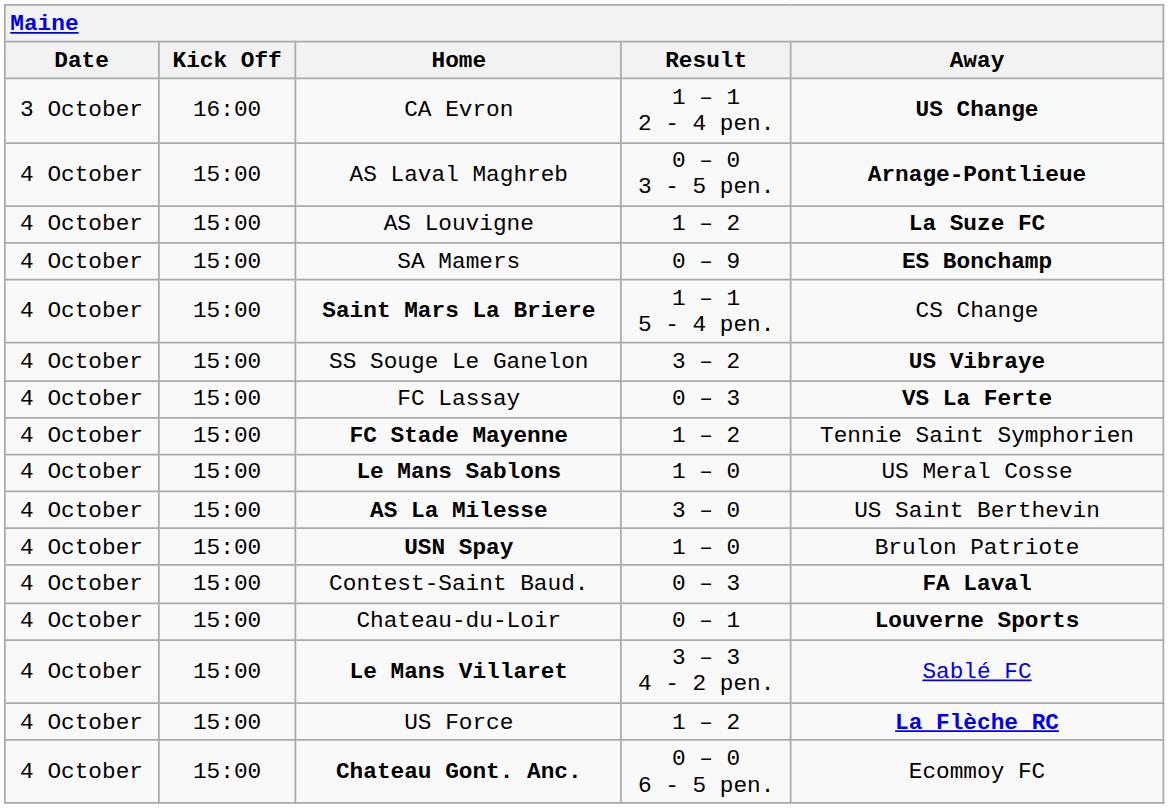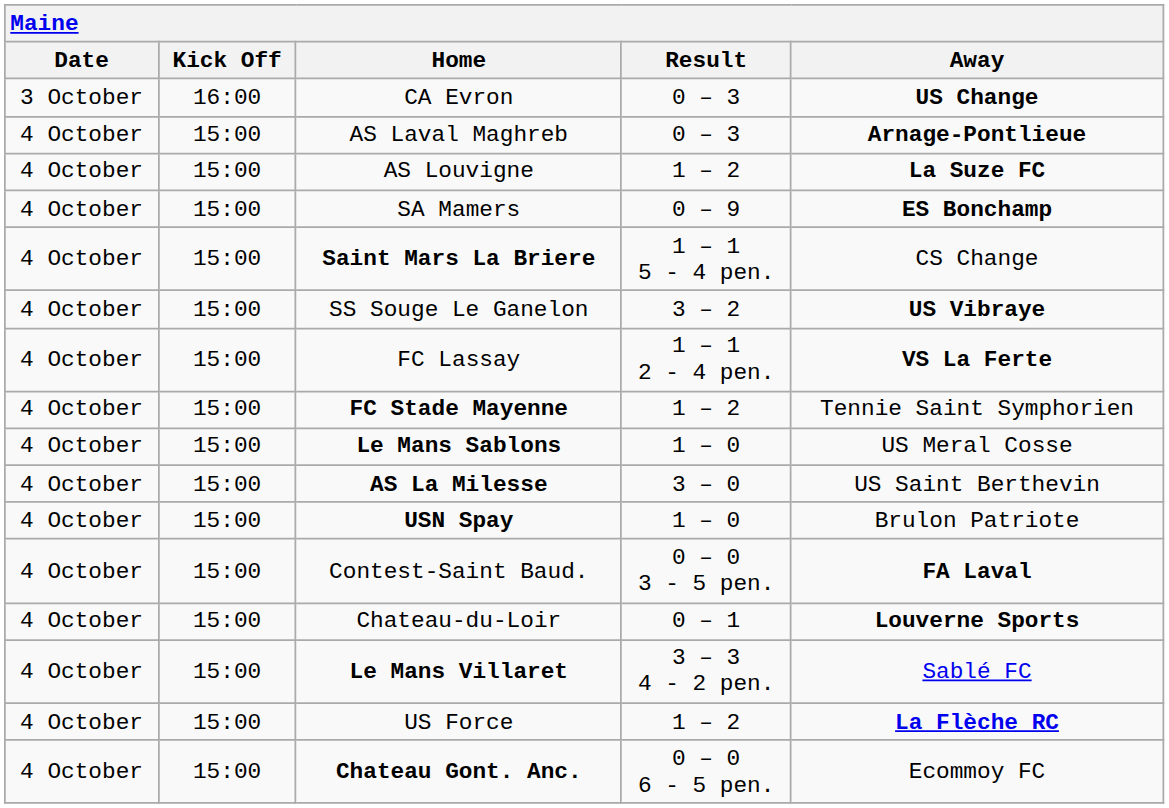(706, 111) 1 – 1 2 - 4 pen. -> (706, 98) 0 – 3
(706, 174) 0 – 0 3 - 5 pen. -> (706, 135) 0 – 3
(706, 399) 0 – 3 -> (706, 359) 1 – 1 2 - 4 pen.
(706, 584) 0 – 3 -> (706, 571) 0 – 0 3 - 5 pen.
